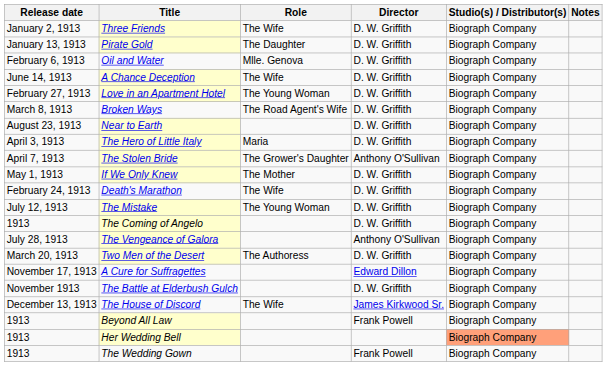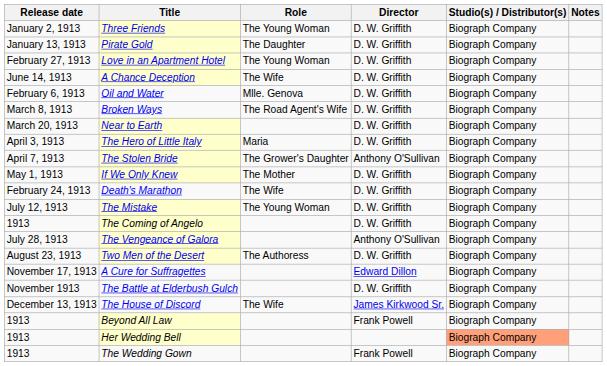(263, 28) The Wife -> (286, 28) The Young Woman
rows swapped: (133, 61) <-> (163, 93)
(44, 126) August 23, 1913 -> (42, 126) March 20, 1913
(42, 256) March 20, 1913 -> (44, 256) August 23, 1913
